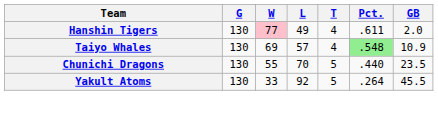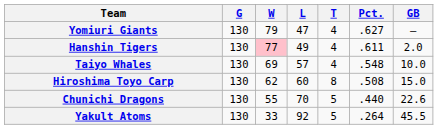+ row: (113, 30)
(371, 47) lightgreen background -> (371, 64) no background
(413, 47) 10.9 -> (413, 64) 10.0
+ row: (113, 82)
(413, 64) 23.5 -> (413, 99) 22.6
